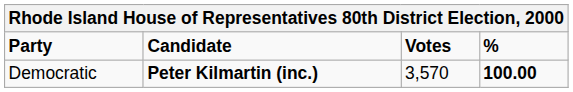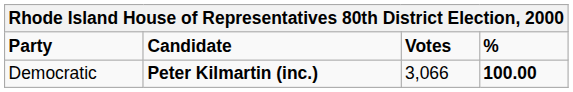(427, 73) 3,570 -> (427, 73) 3,066
